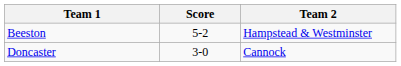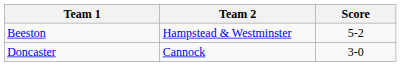columns swapped: (318, 14) <-> (200, 14)
